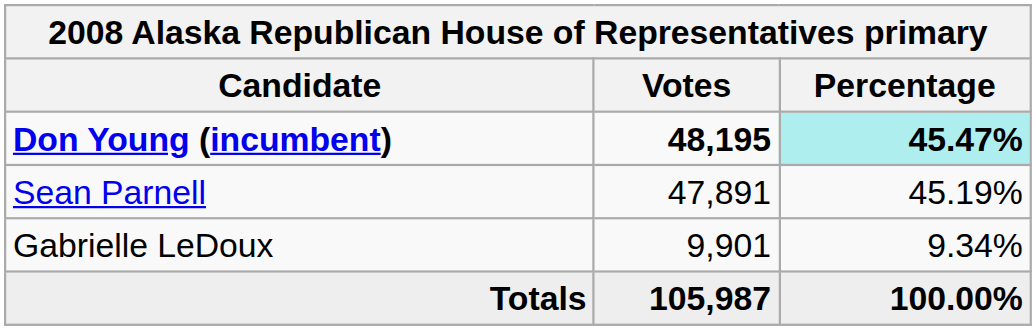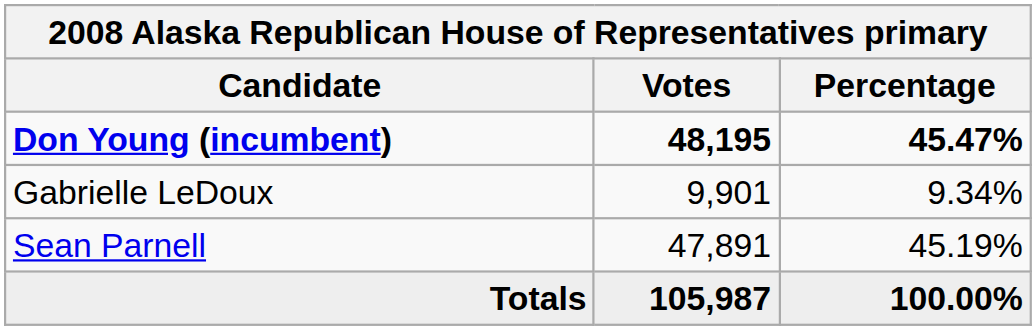(966, 139) paleturquoise background -> (966, 139) no background
rows swapped: (109, 192) <-> (143, 246)
